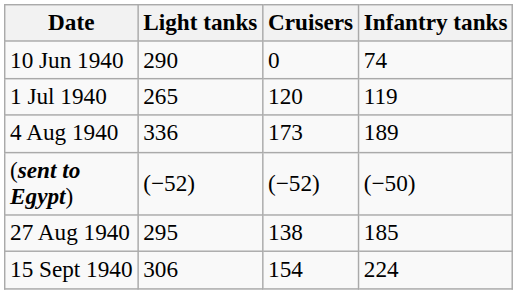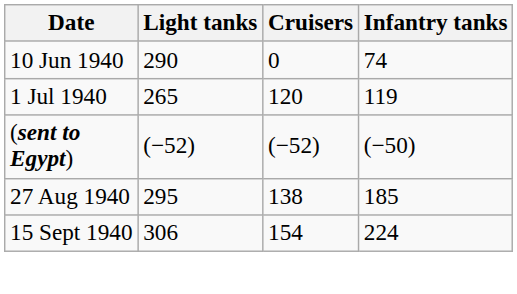- row: (64, 133)
